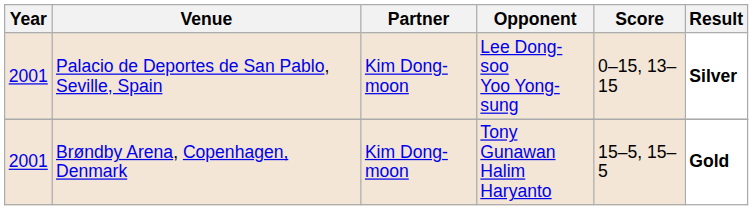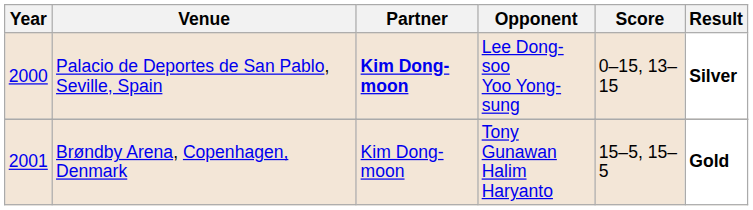(28, 76) 2001 -> (28, 76) 2000
(406, 76) normal -> (405, 76) bold
